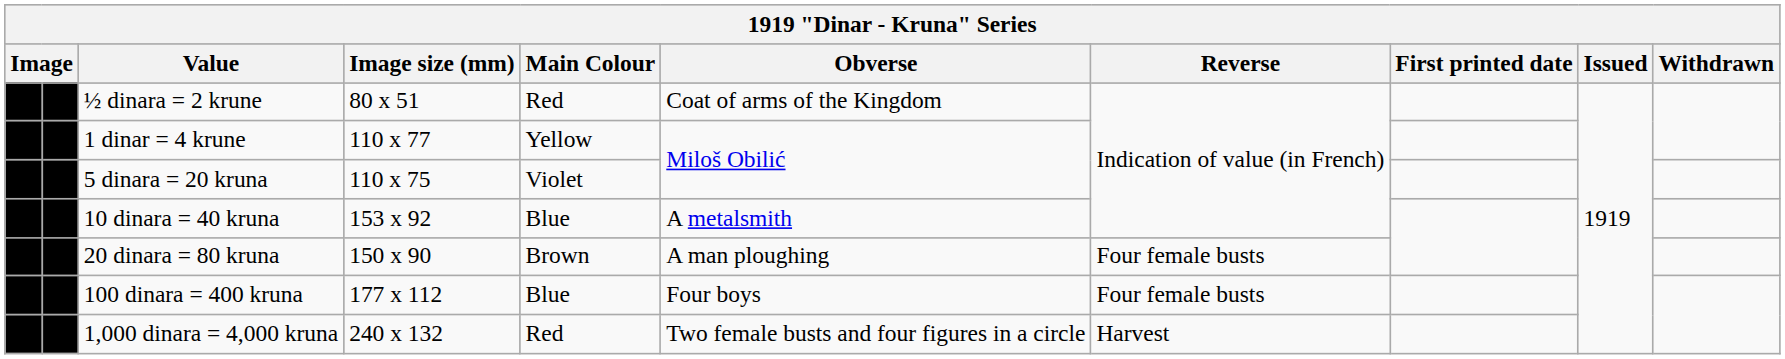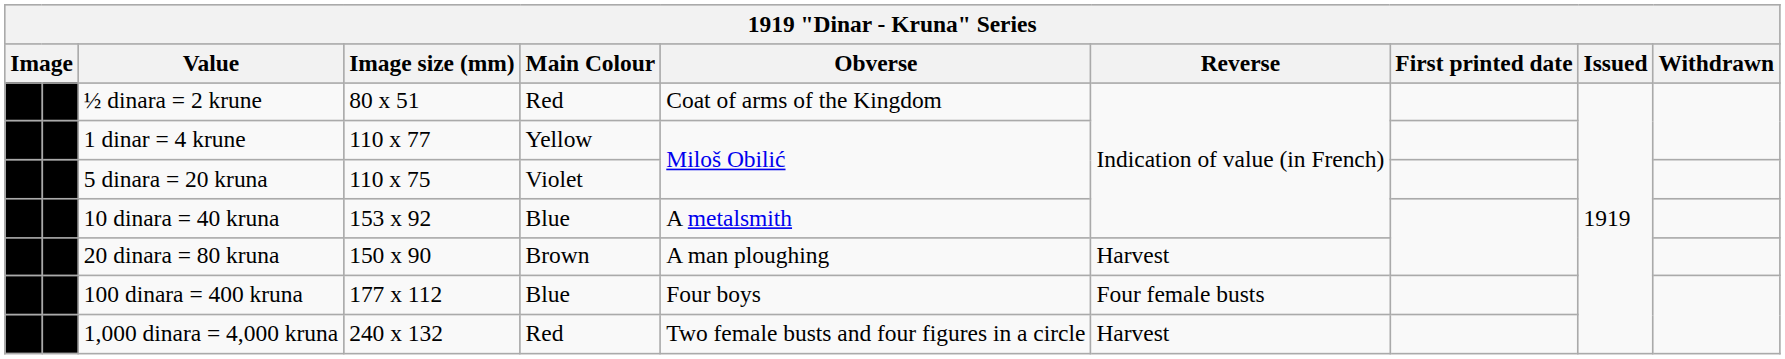(1180, 256) Four female busts -> (1133, 256) Harvest
